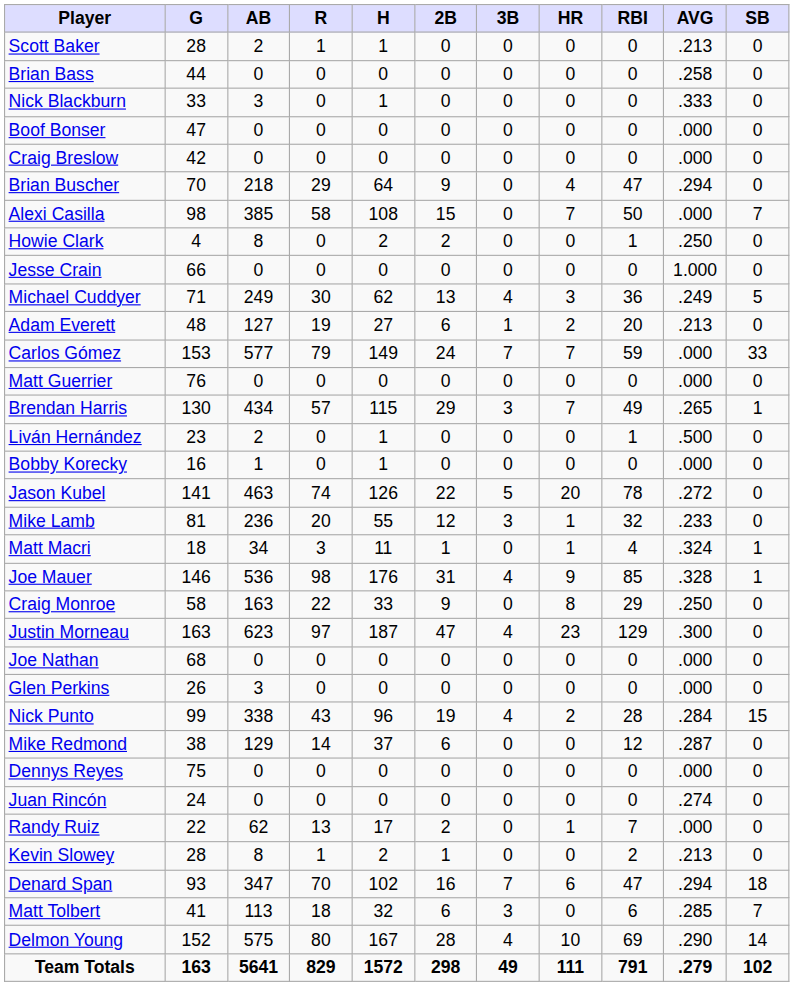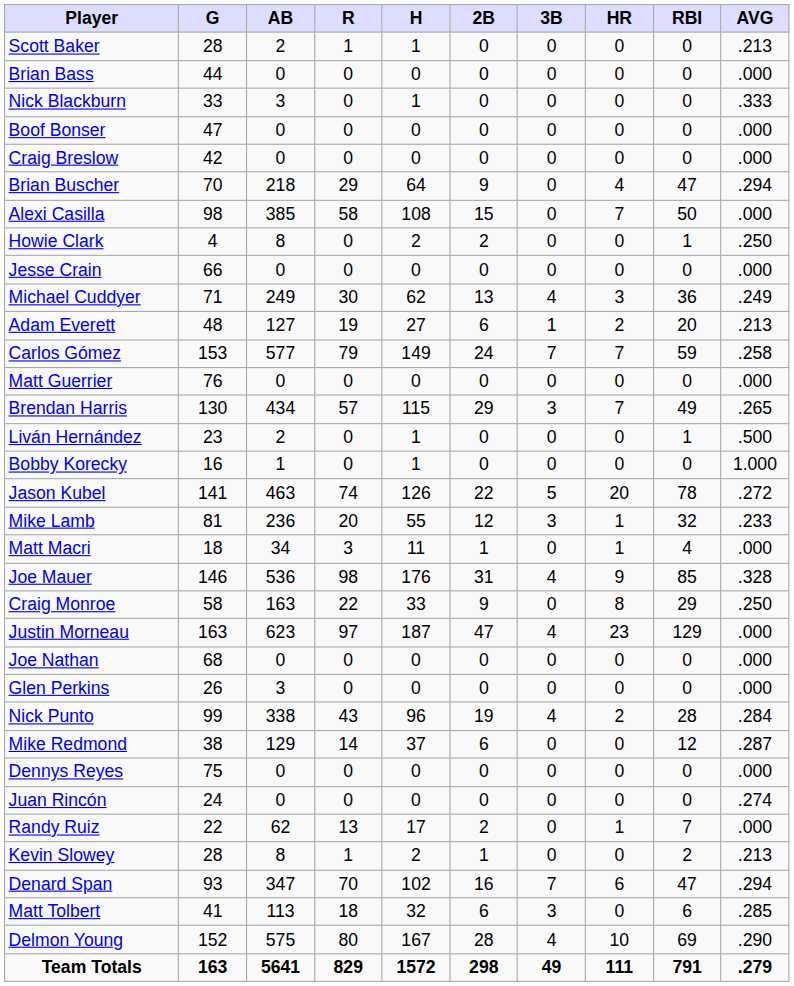- column: (758, 18)
(695, 74) .258 -> (755, 74) .000
(695, 269) 1.000 -> (755, 269) .000
(695, 353) .000 -> (755, 353) .258
(695, 465) .000 -> (755, 465) 1.000
(695, 548) .324 -> (755, 548) .000
(695, 632) .300 -> (755, 632) .000
